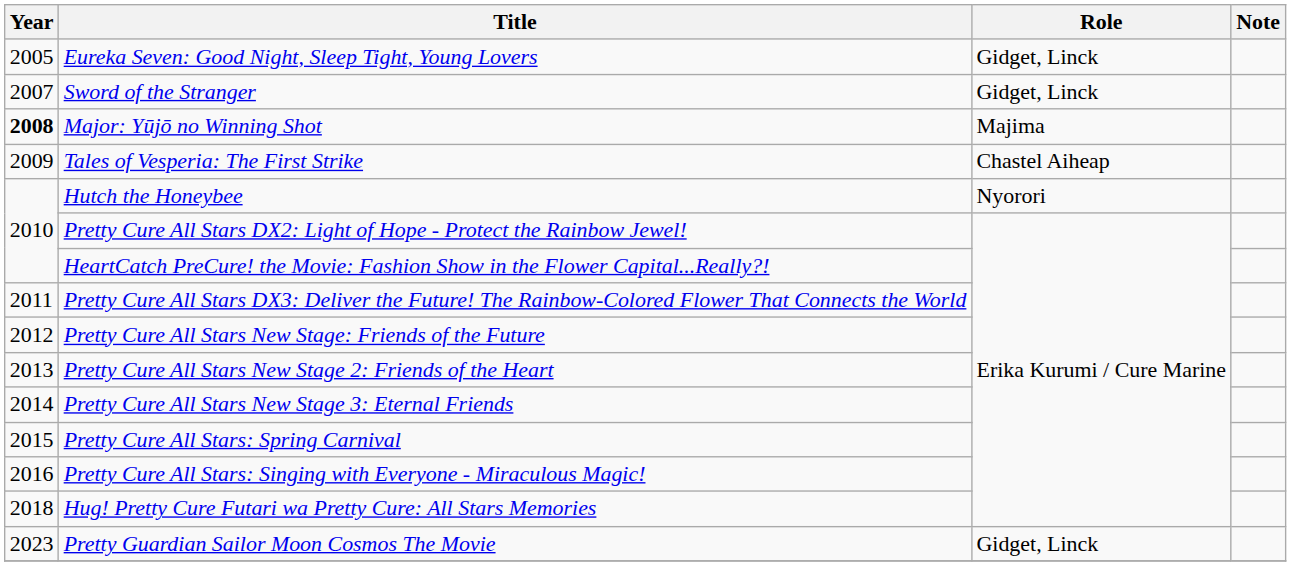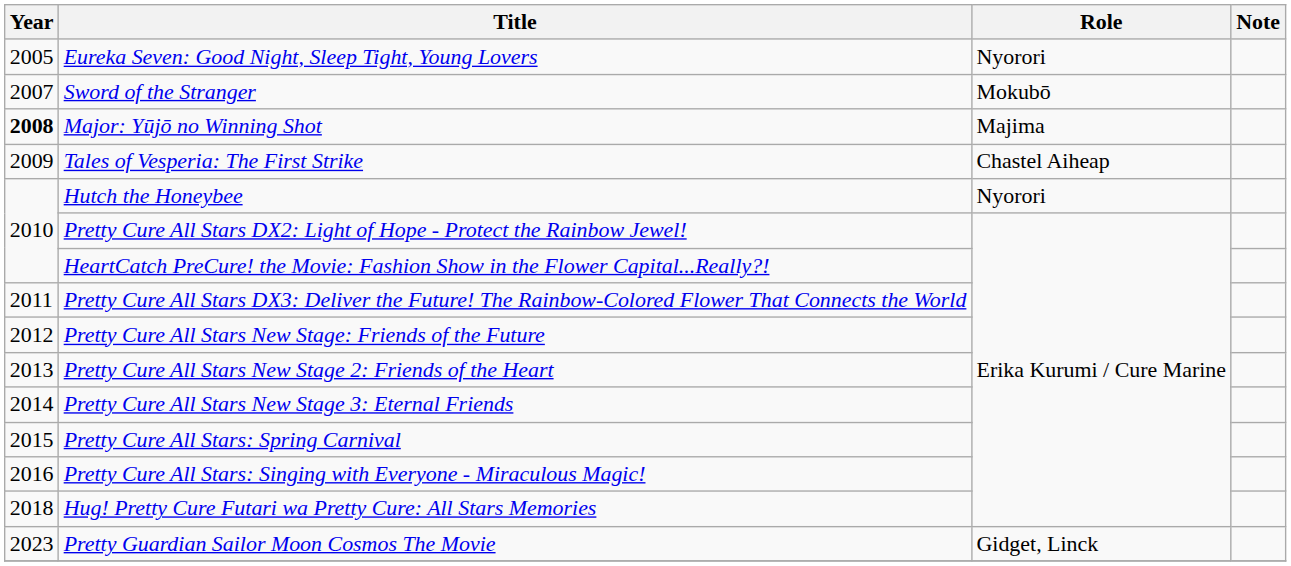(1037, 56) Gidget, Linck -> (1011, 56) Nyorori
(1037, 91) Gidget, Linck -> (1014, 91) Mokubō
